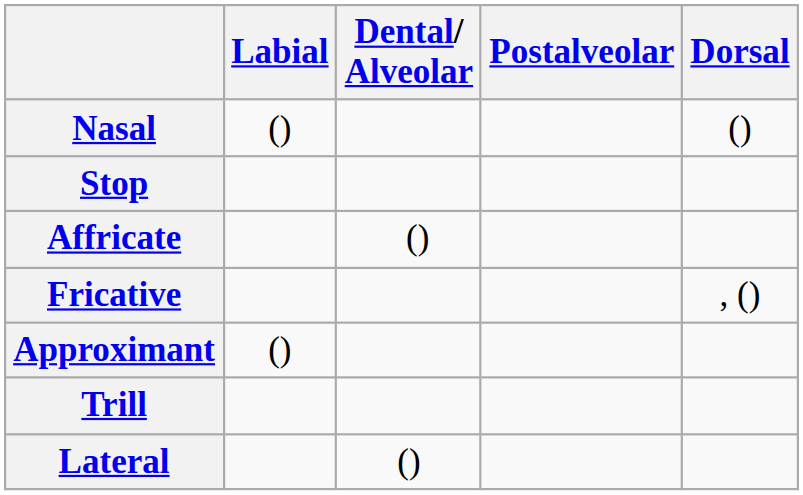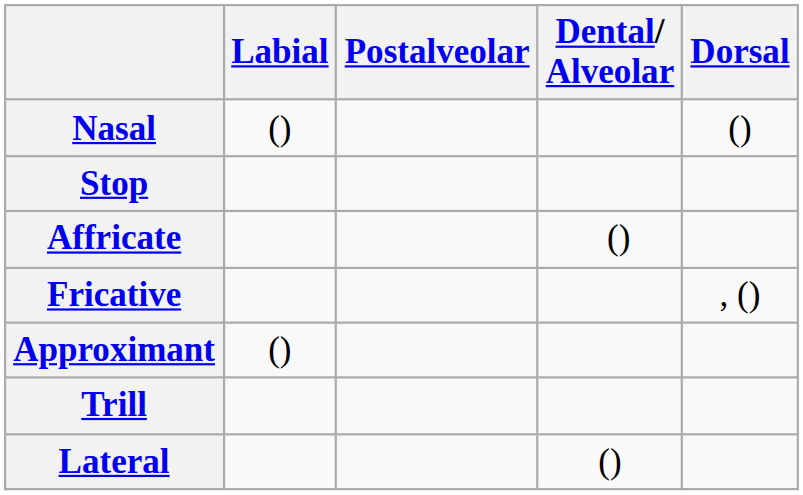columns swapped: (409, 51) <-> (582, 51)
